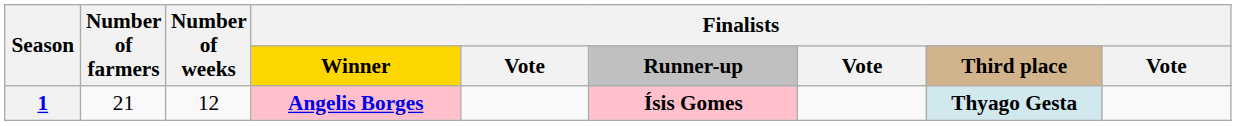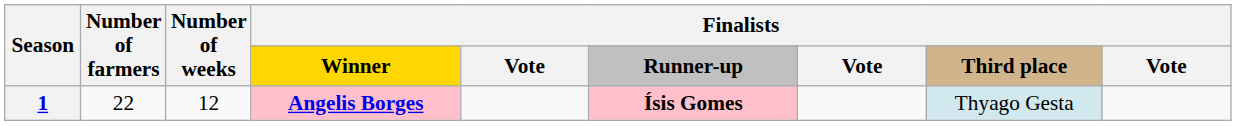(124, 103) 21 -> (124, 103) 22
(1014, 103) bold -> (1014, 103) normal
